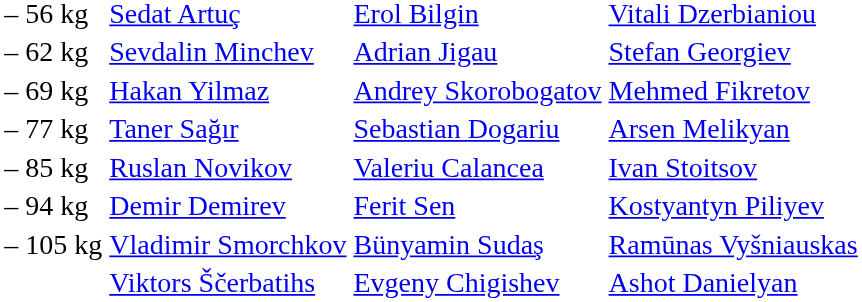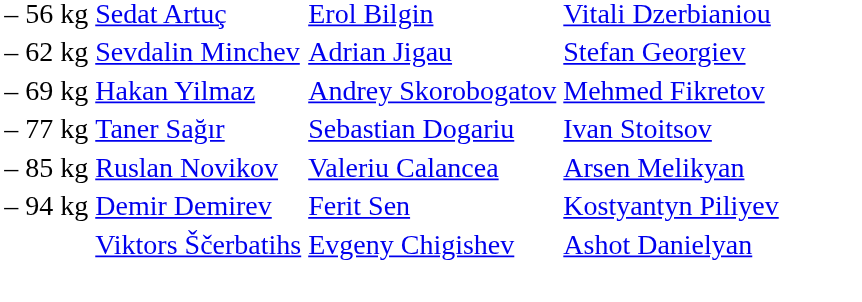(699, 129) Arsen Melikyan -> (638, 129) Ivan Stoitsov
(683, 167) Ivan Stoitsov -> (654, 167) Arsen Melikyan
- row: (53, 244)
